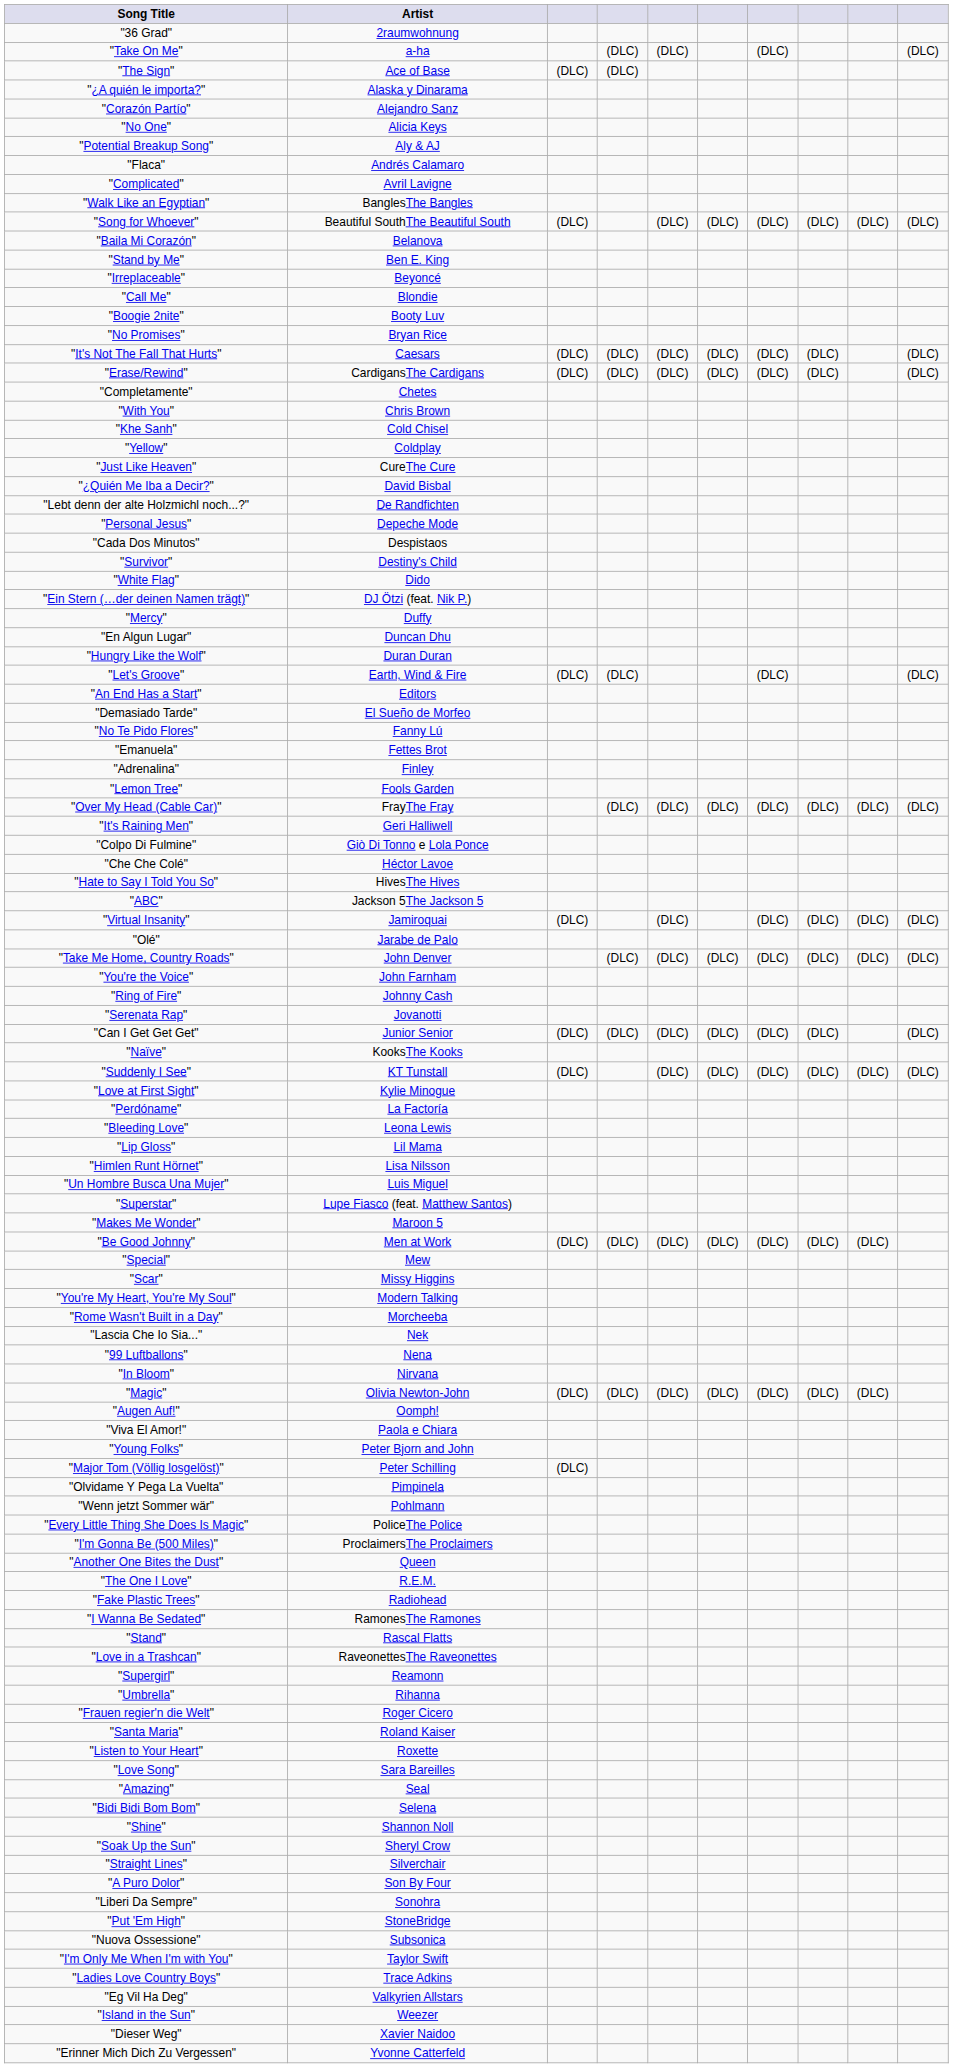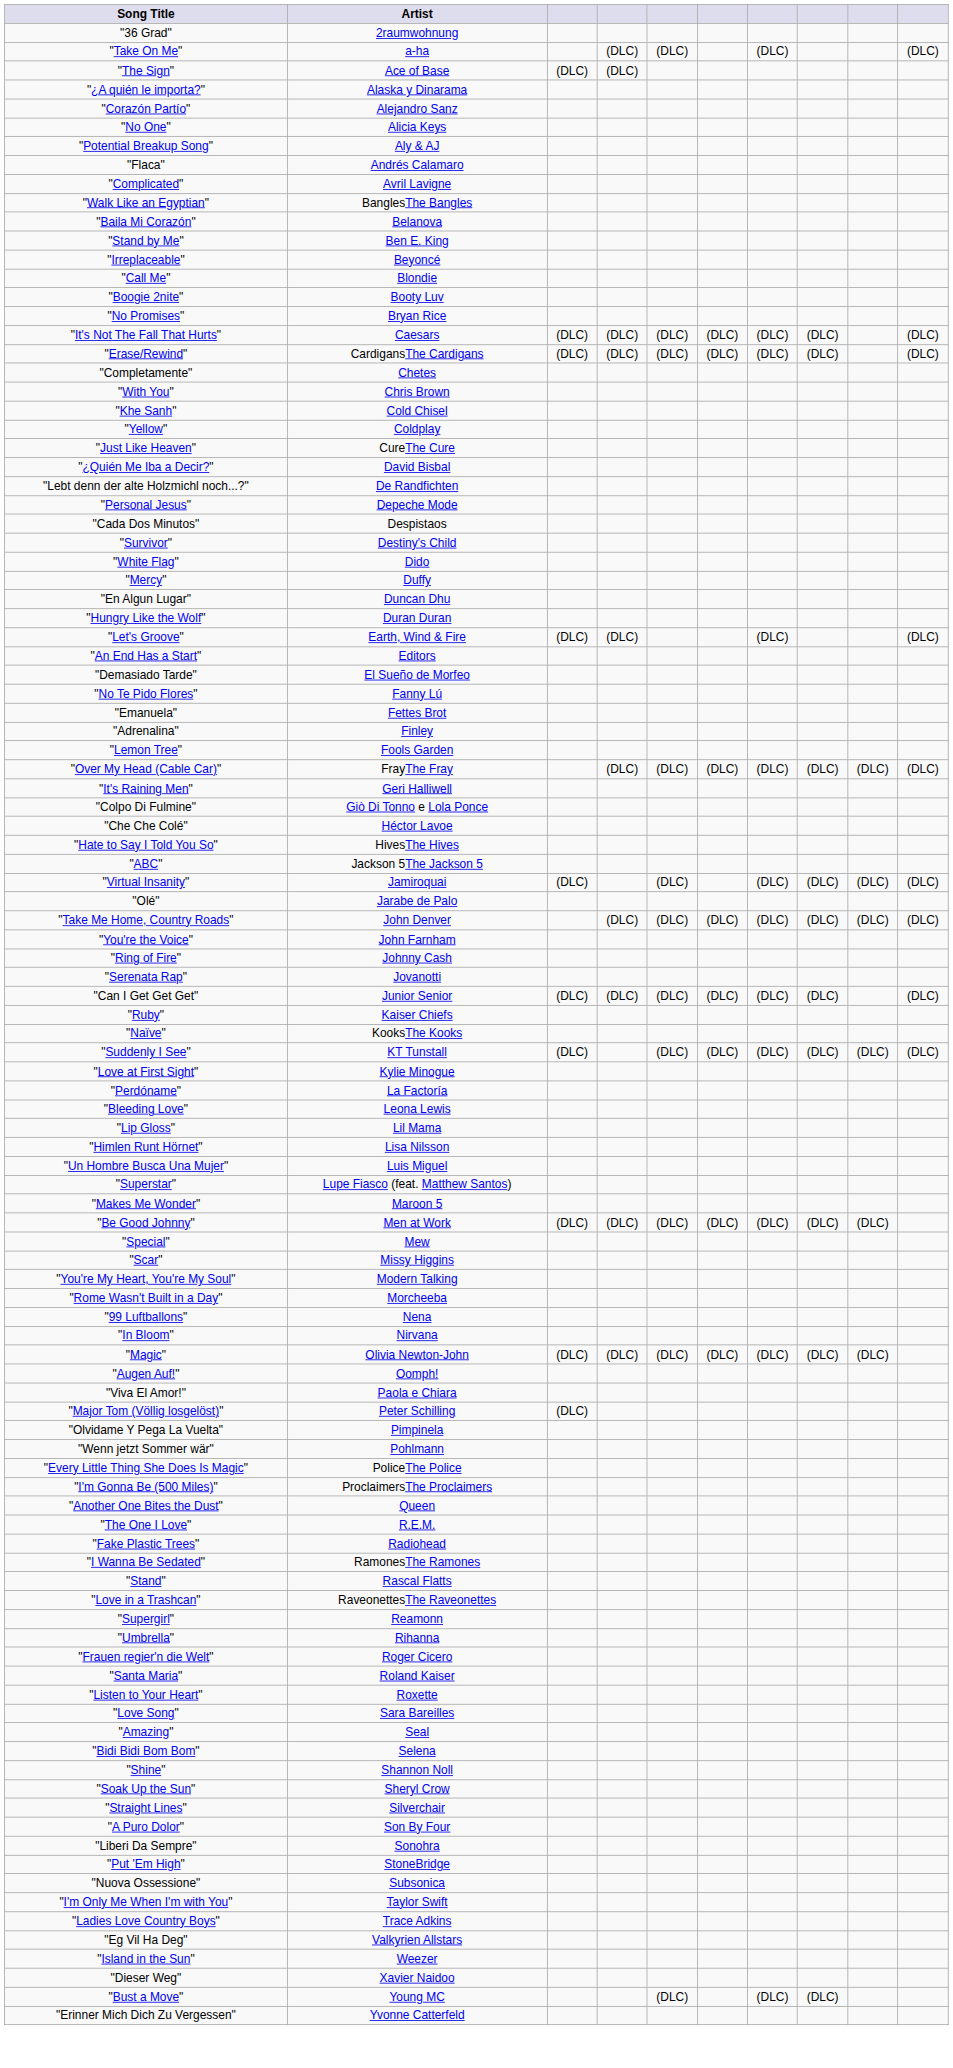- row: (146, 222)
- row: (146, 599)
+ row: (146, 1015)
- row: (146, 1336)
- row: (146, 1449)
+ row: (146, 1997)
